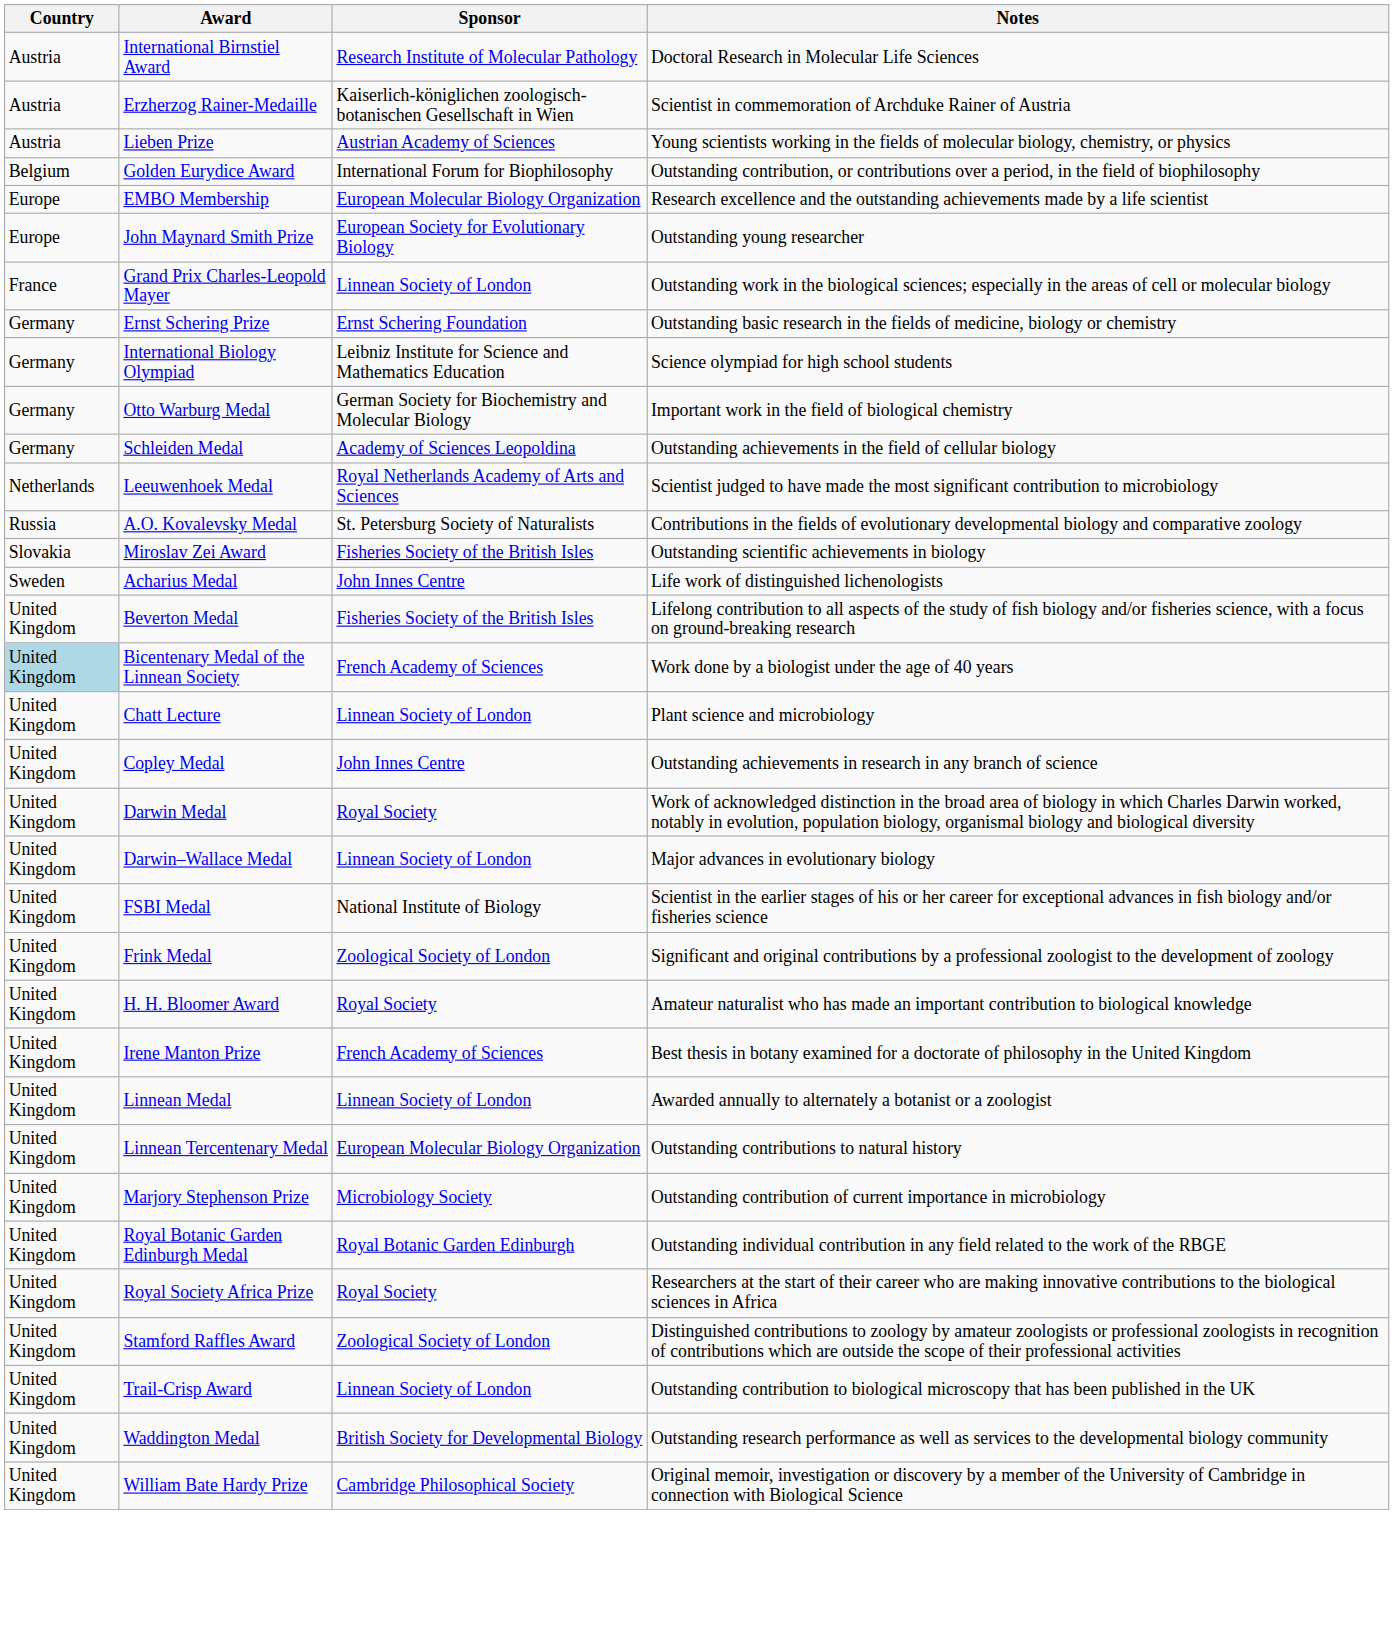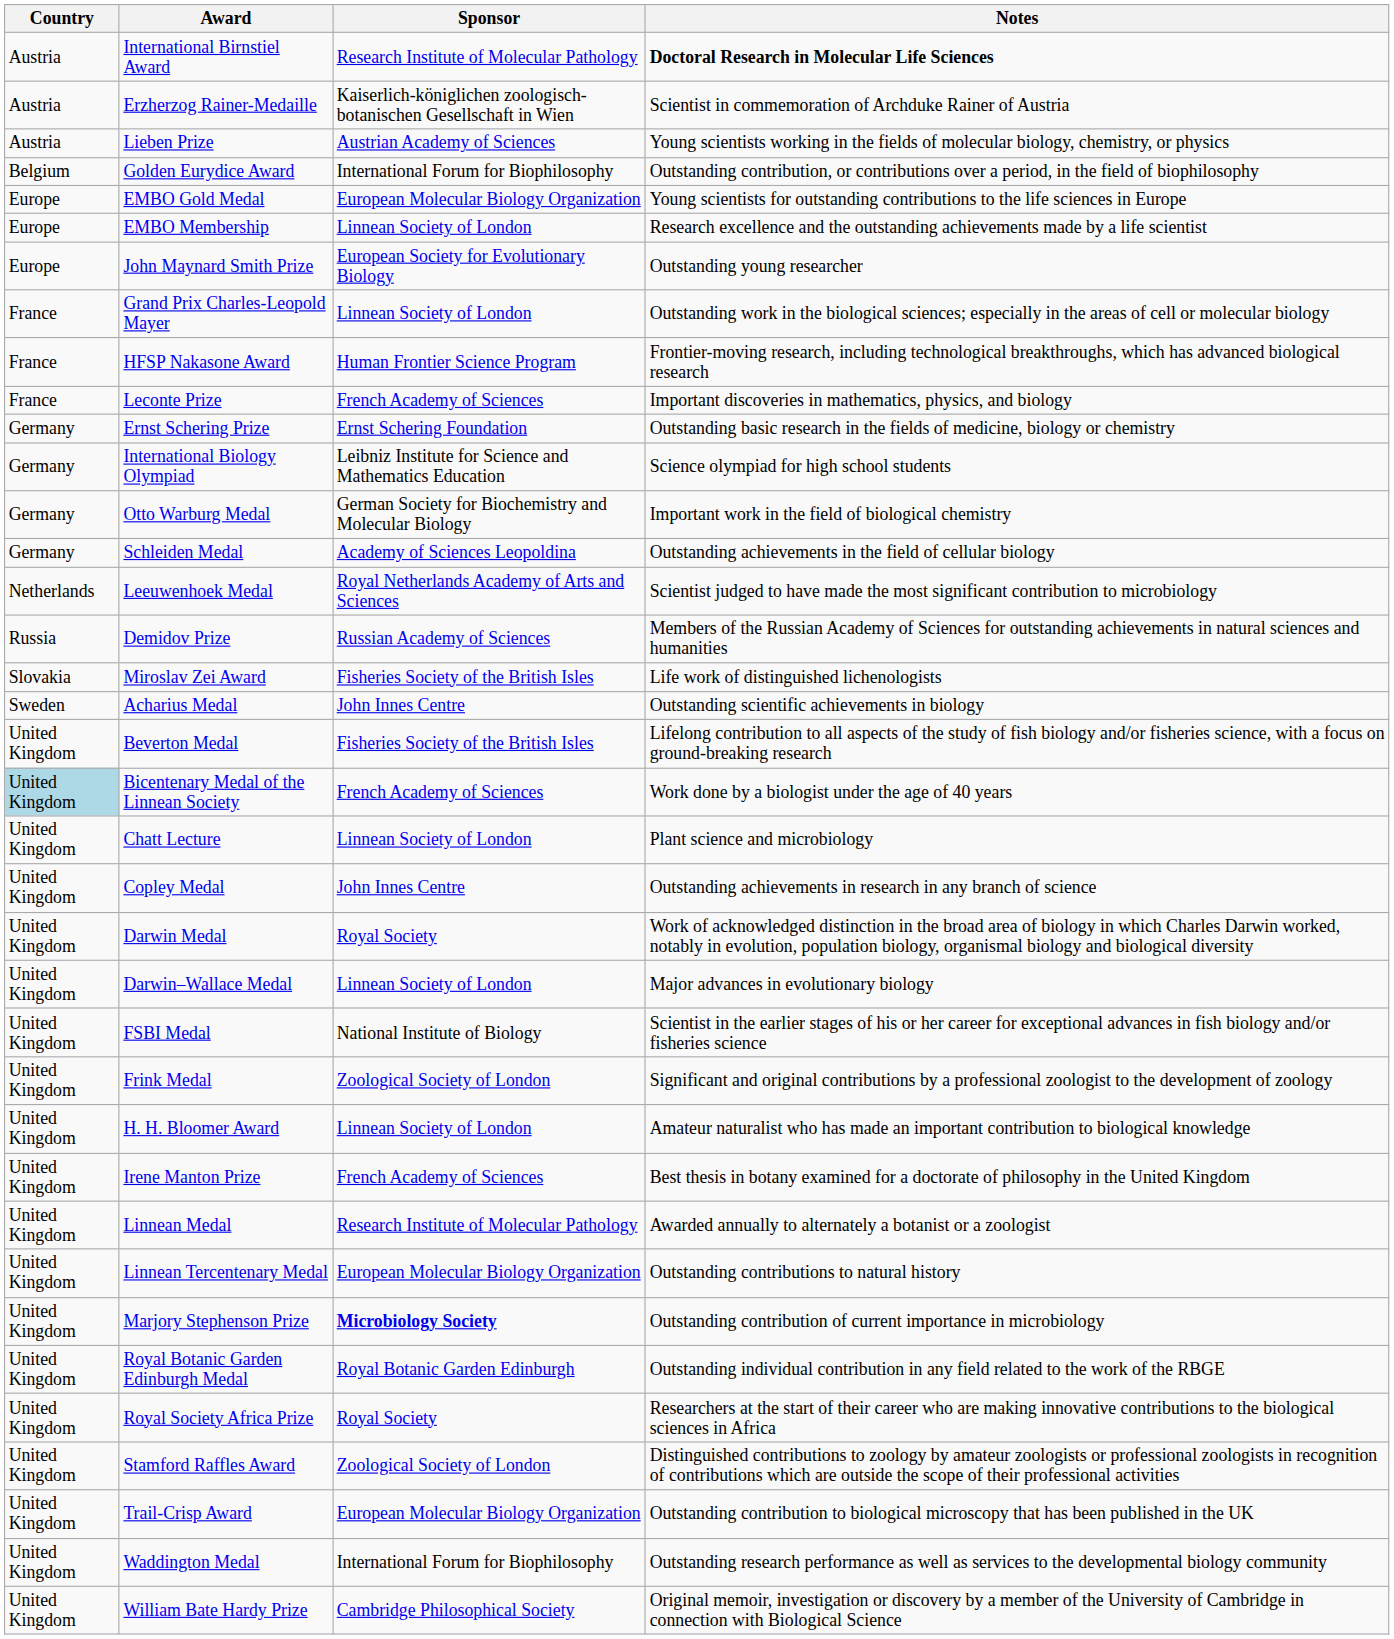(815, 56) normal -> (822, 56) bold
+ row: (194, 199)
(488, 199) European Molecular Biology Organization -> (434, 227) Linnean Society of London
+ row: (207, 361)
+ row: (172, 400)
- row: (210, 524)
+ row: (177, 639)
(818, 552) Outstanding scientific achievements in biology -> (796, 677) Life work of distinguished lichenologists
(797, 580) Life work of distinguished lichenologists -> (817, 705) Outstanding scientific achievements in biology
(387, 1004) Royal Society -> (434, 1128) Linnean Society of London
(434, 1100) Linnean Society of London -> (487, 1225) Research Institute of Molecular Pathology
(414, 1196) normal -> (417, 1321) bold
(434, 1389) Linnean Society of London -> (489, 1513) European Molecular Biology Organization
(489, 1437) British Society for Developmental Biology -> (475, 1562) International Forum for Biophilosophy
